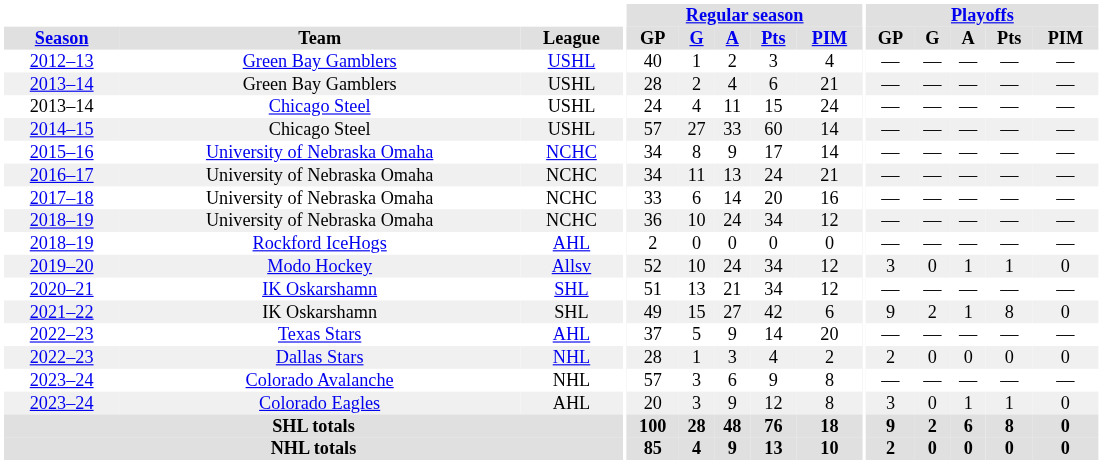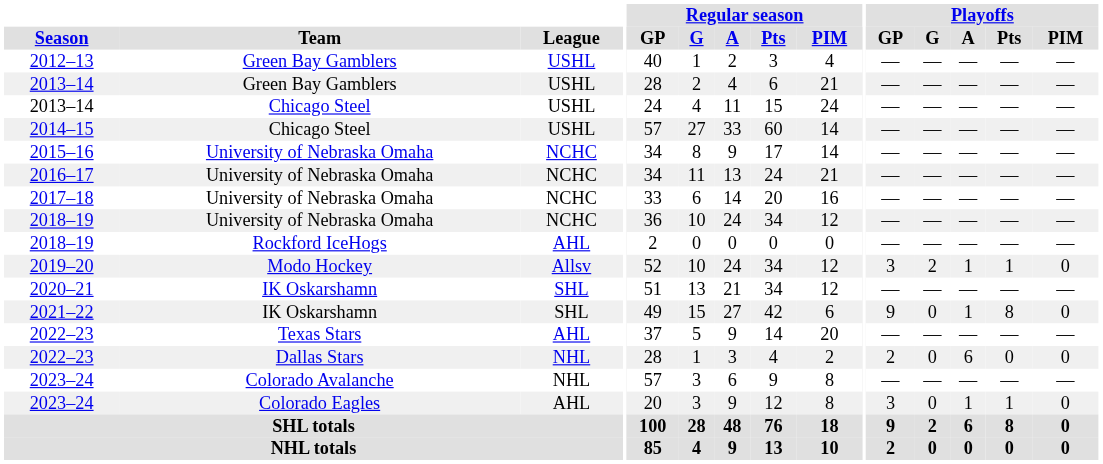(932, 266) 0 -> (932, 266) 2
(932, 311) 2 -> (932, 311) 0
(968, 357) 0 -> (968, 357) 6
